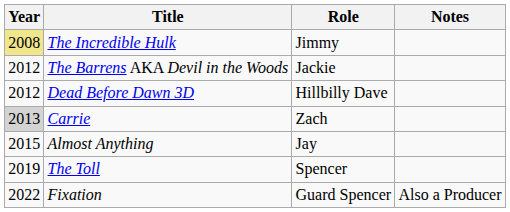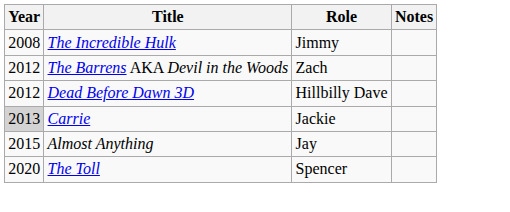(24, 42) khaki background -> (24, 42) no background
(316, 67) Jackie -> (312, 67) Zach
(312, 118) Zach -> (316, 118) Jackie
(24, 169) 2019 -> (24, 169) 2020
- row: (75, 194)
